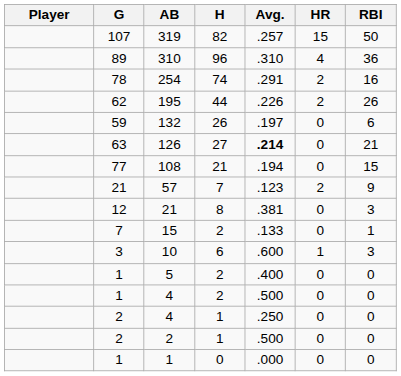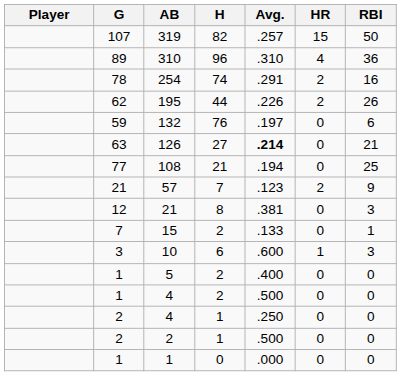(220, 123) 26 -> (220, 123) 76
(371, 166) 15 -> (371, 166) 25
